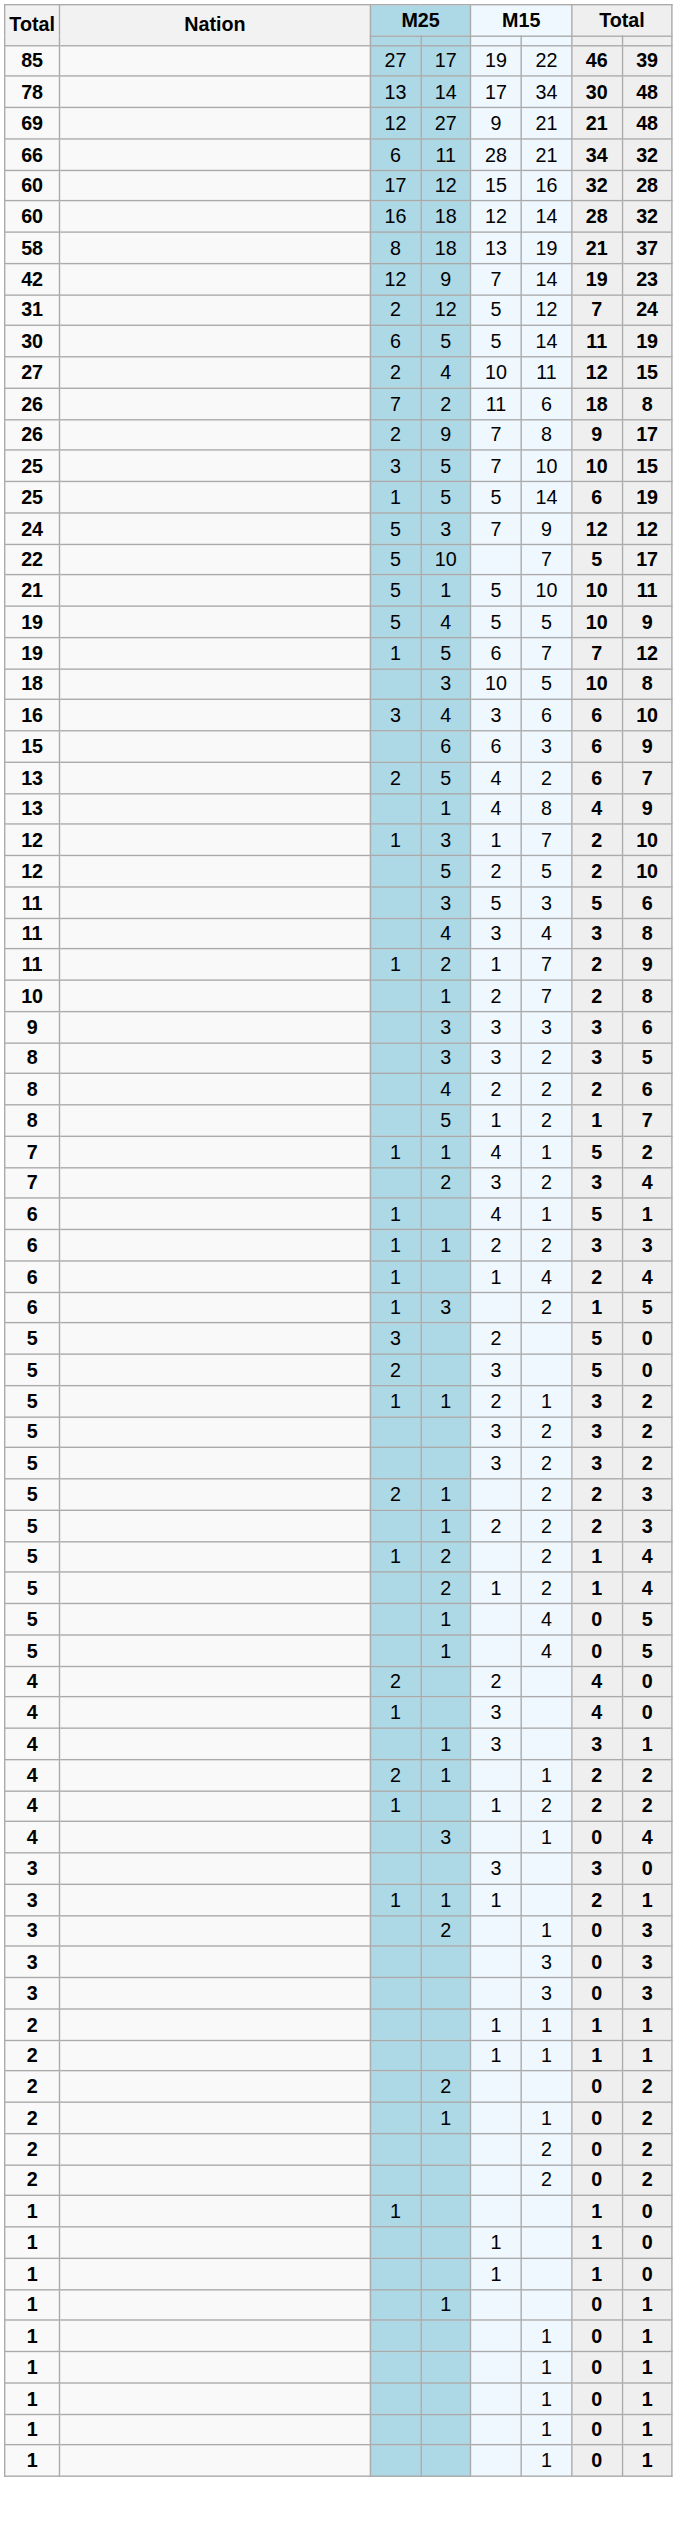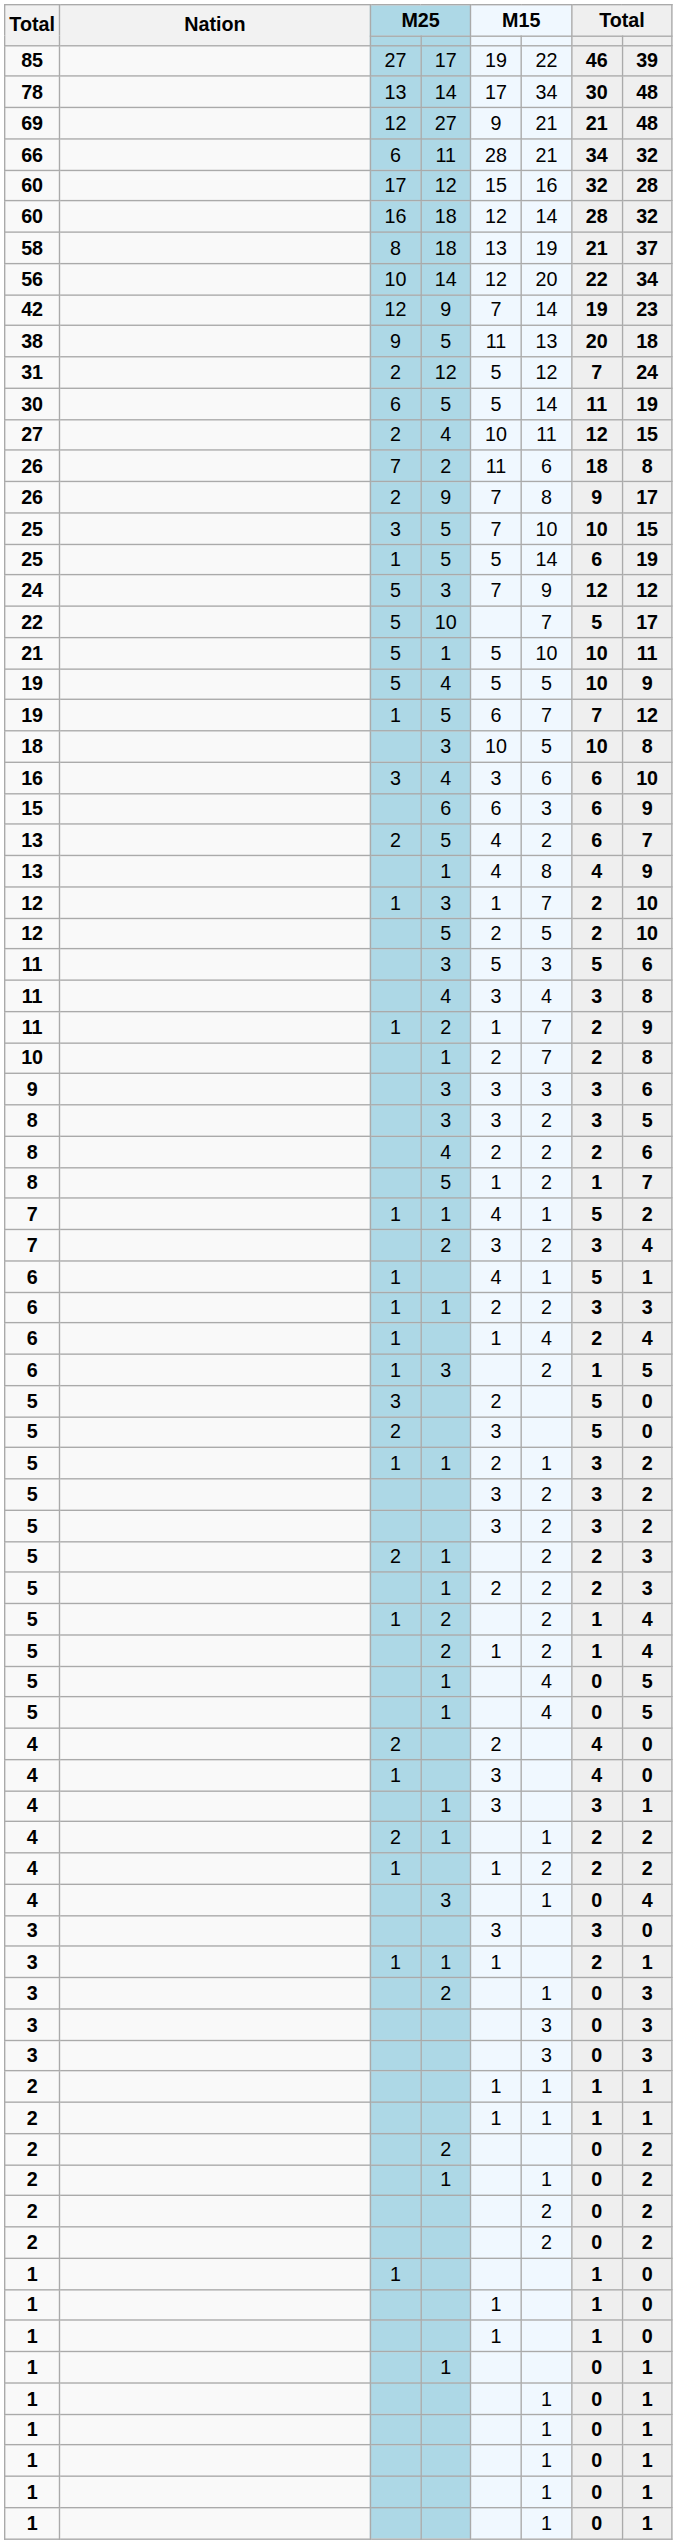+ row: (32, 279)
+ row: (32, 342)
